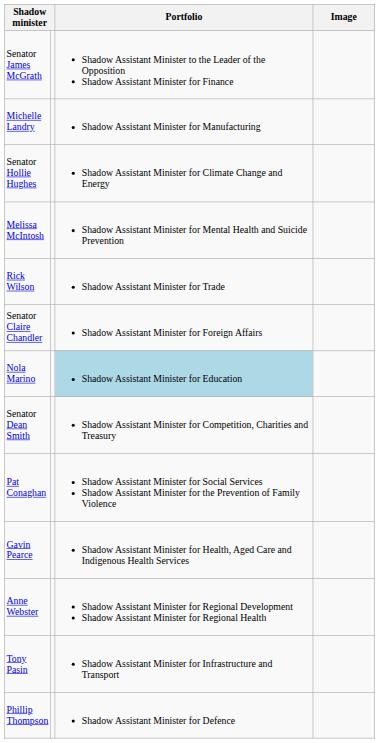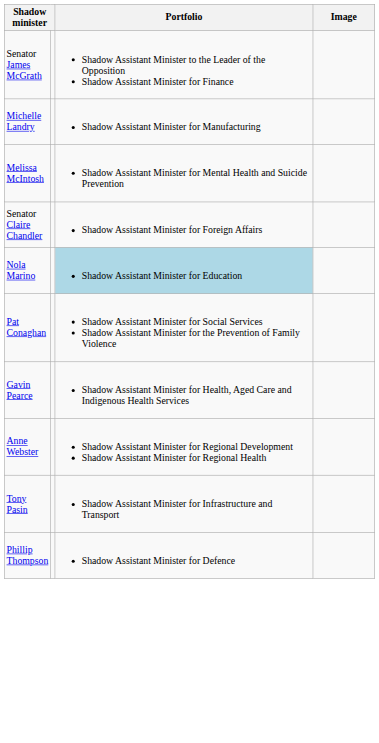- row: (21, 173)
- row: (20, 281)
- row: (21, 425)
